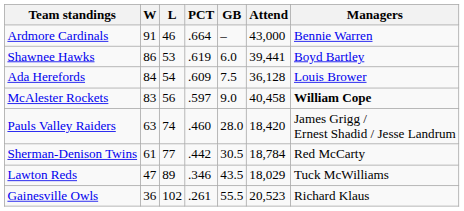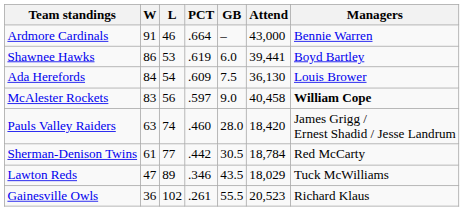(267, 77) 36,128 -> (267, 77) 36,130
